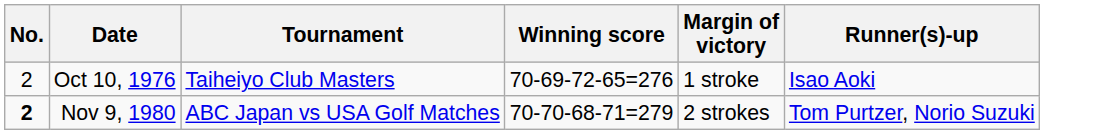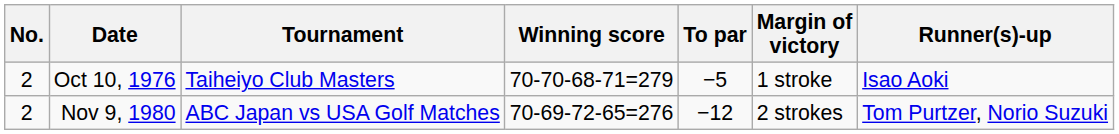+ column: (715, 34)
(592, 79) 70-69-72-65=276 -> (592, 79) 70-70-68-71=279
(27, 113) bold -> (27, 113) normal
(592, 113) 70-70-68-71=279 -> (592, 113) 70-69-72-65=276
